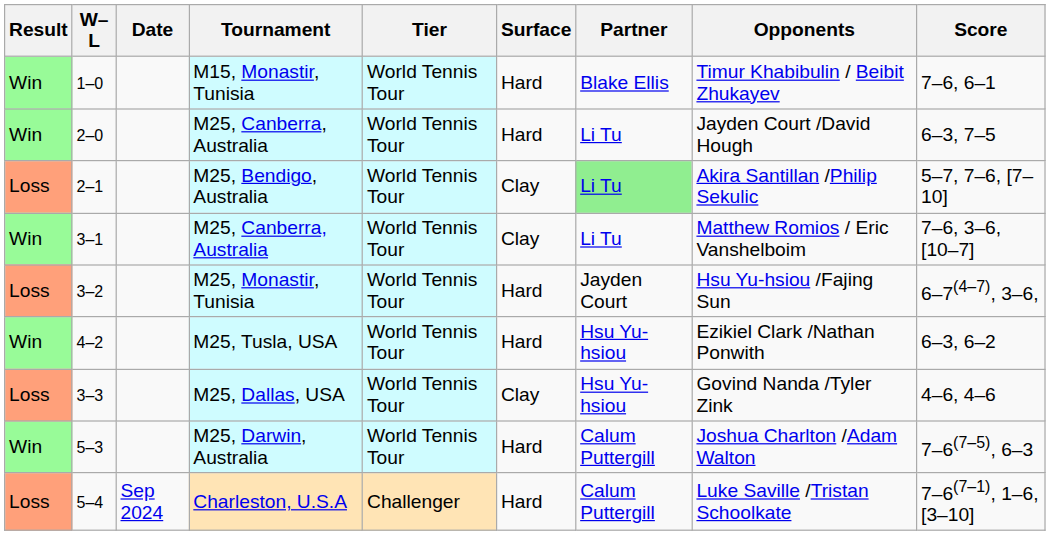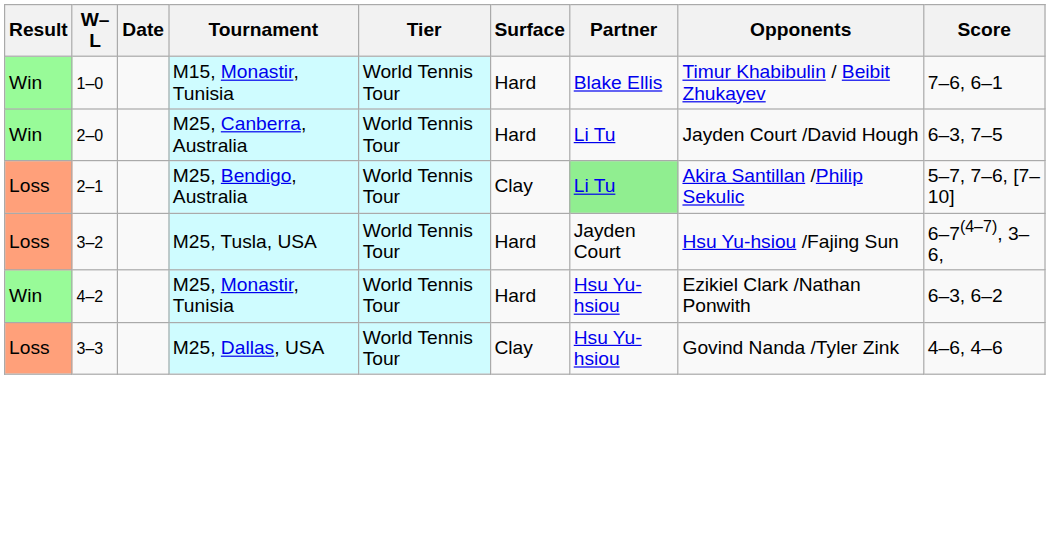- row: (90, 239)
(256, 290) M25, Monastir, Tunisia -> (245, 241) M25, Tusla, USA
(265, 342) M25, Tusla, USA -> (236, 295) M25, Monastir, Tunisia
- row: (90, 448)
- row: (90, 502)
